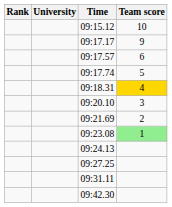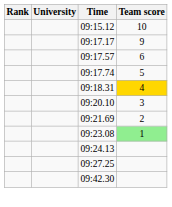- row: (97, 179)
